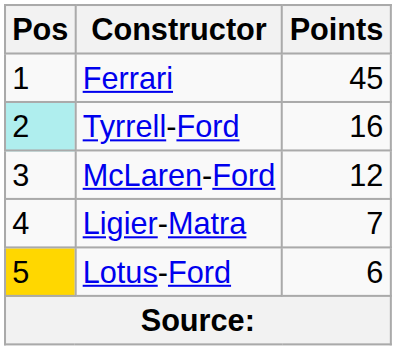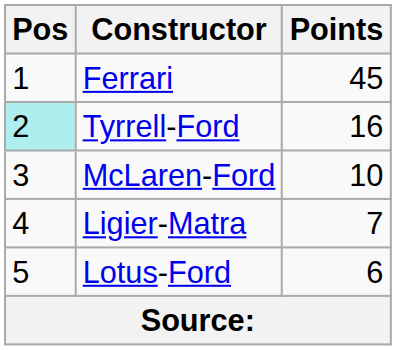(366, 175) 12 -> (366, 175) 10
(21, 273) gold background -> (21, 273) no background
